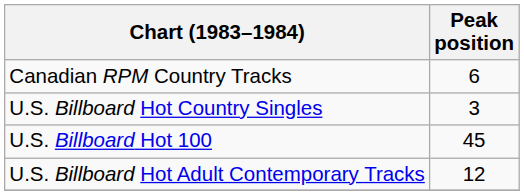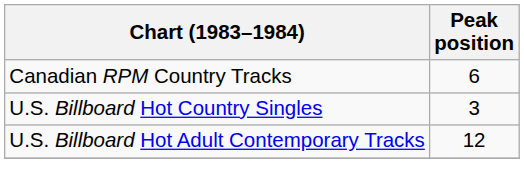- row: (111, 141)
